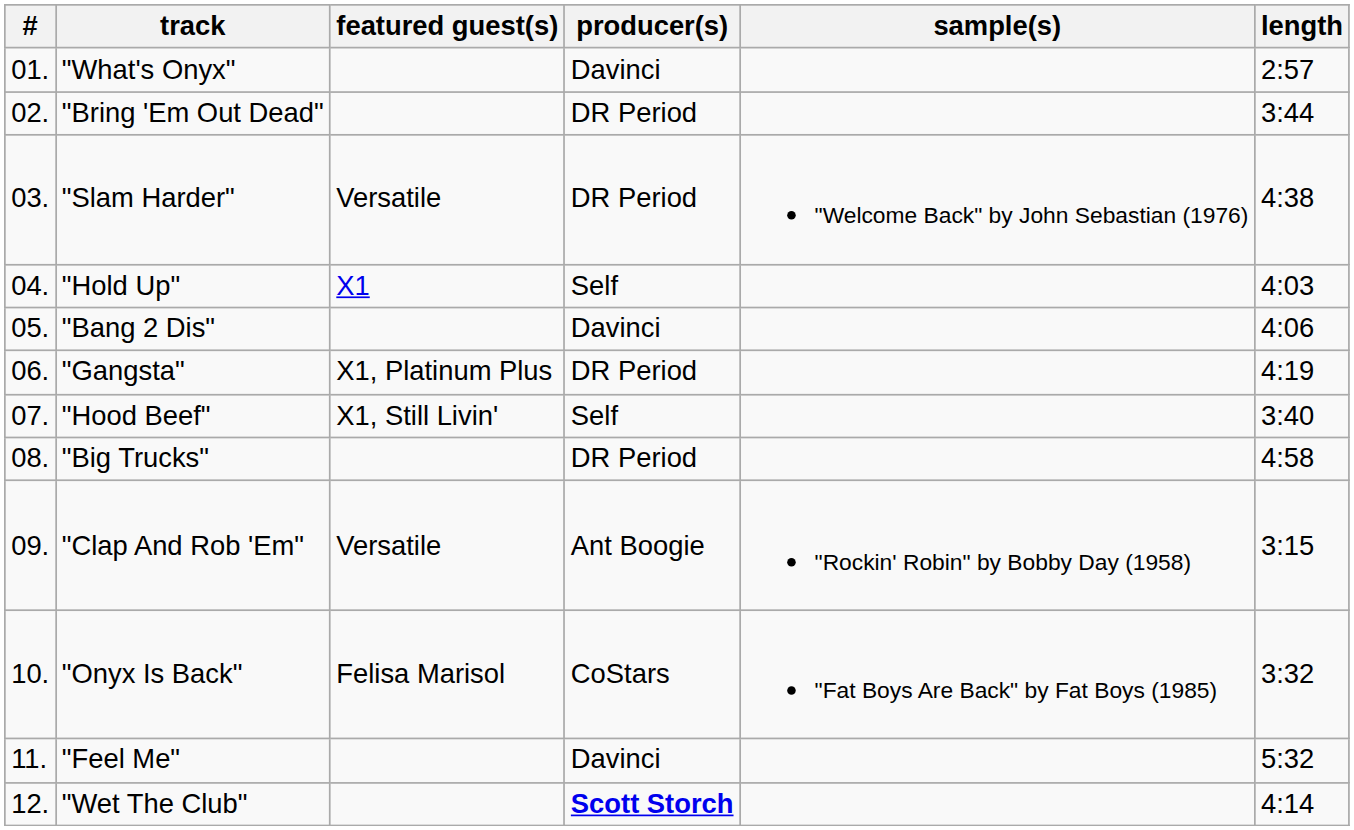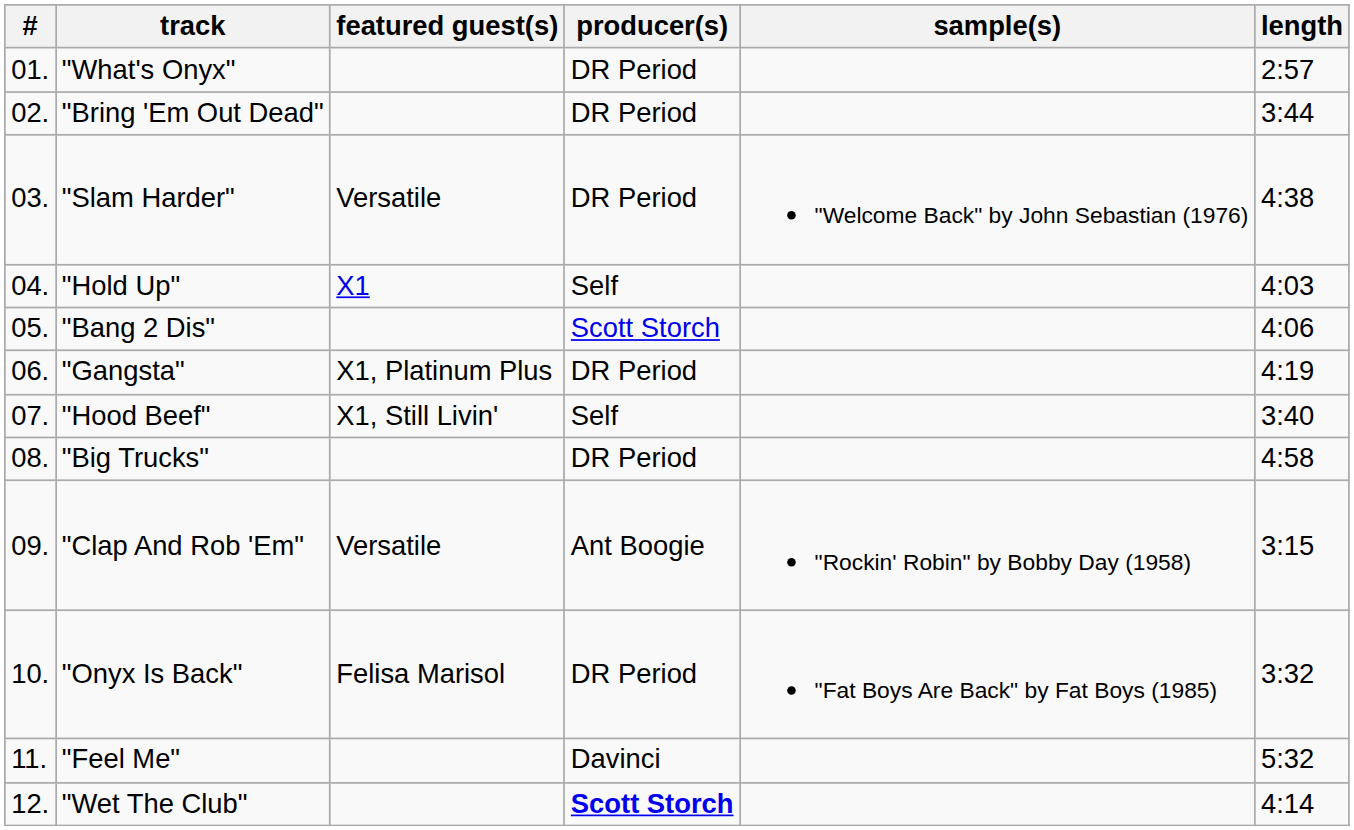(616, 69) Davinci -> (634, 69) DR Period
(616, 328) Davinci -> (645, 328) Scott Storch
(620, 673) CoStars -> (634, 673) DR Period
